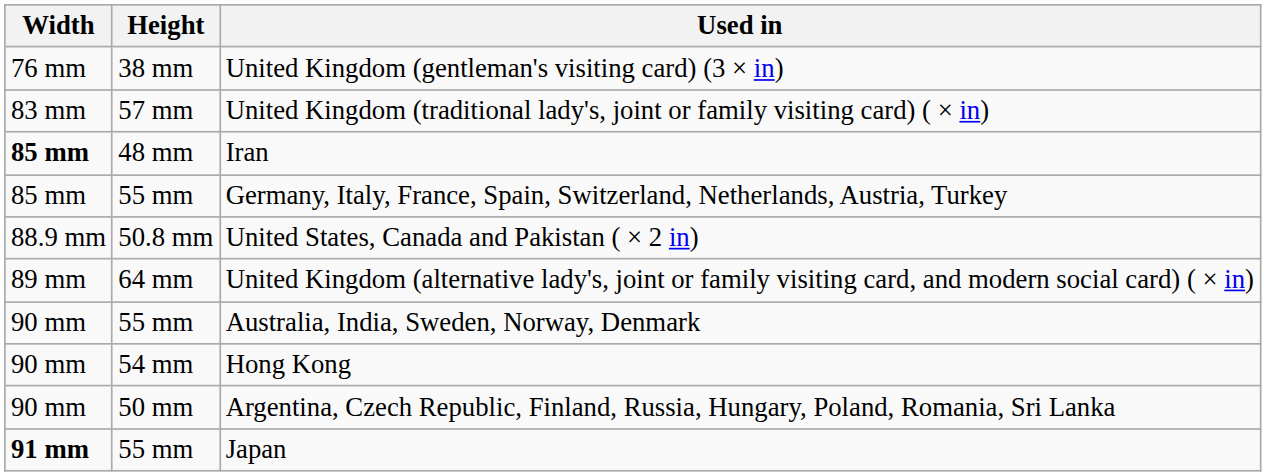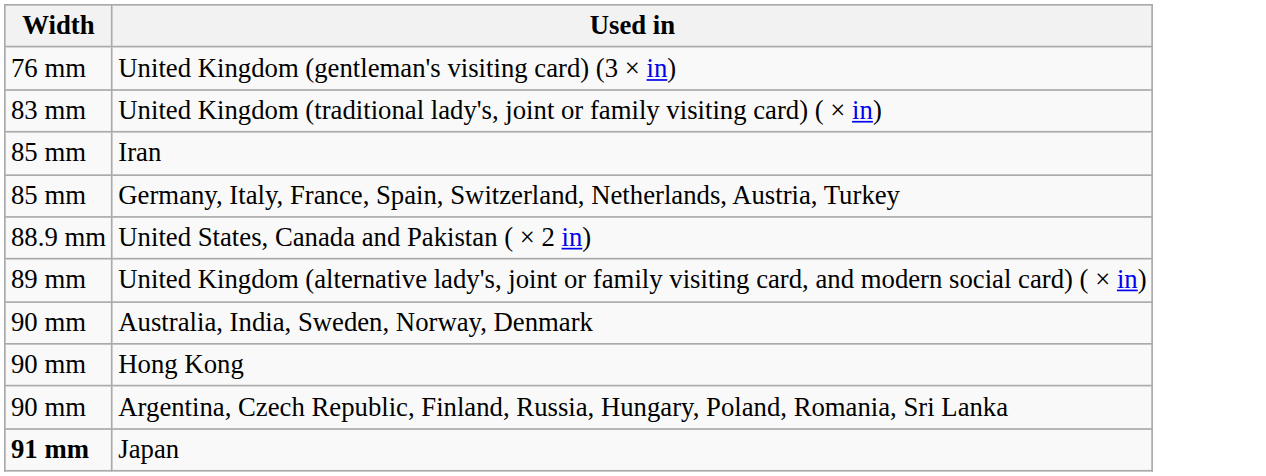- column: (166, 25)
(50, 152) bold -> (48, 152) normal
